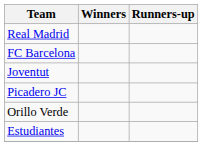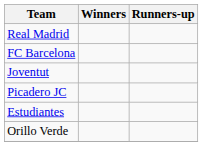rows swapped: (36, 131) <-> (38, 111)
